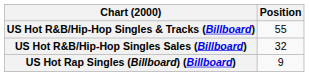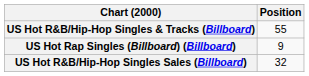rows swapped: (131, 46) <-> (131, 63)
